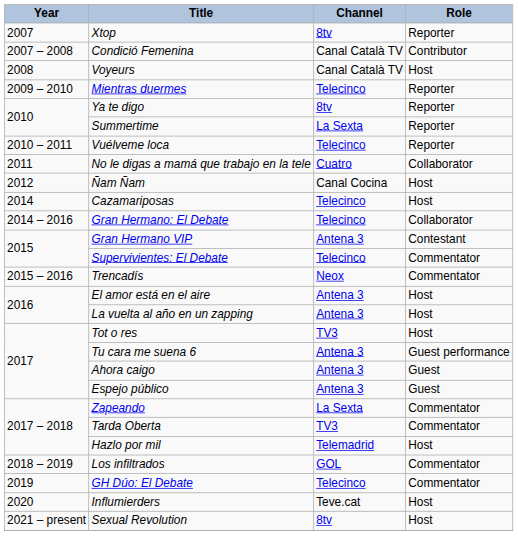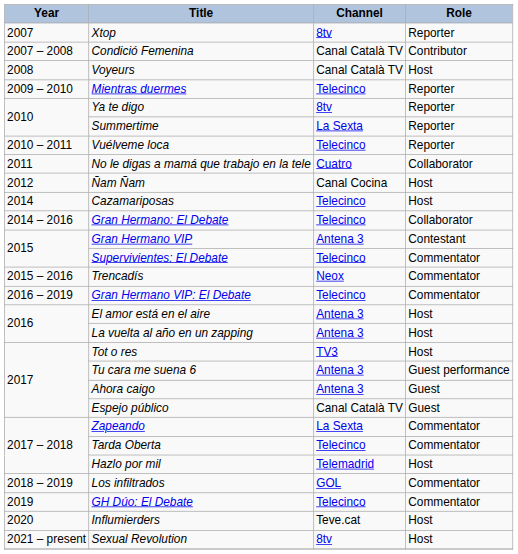+ row: (171, 295)
(340, 389) Antena 3 -> (360, 408) Canal Català TV
(327, 426) TV3 -> (341, 445) Telecinco
